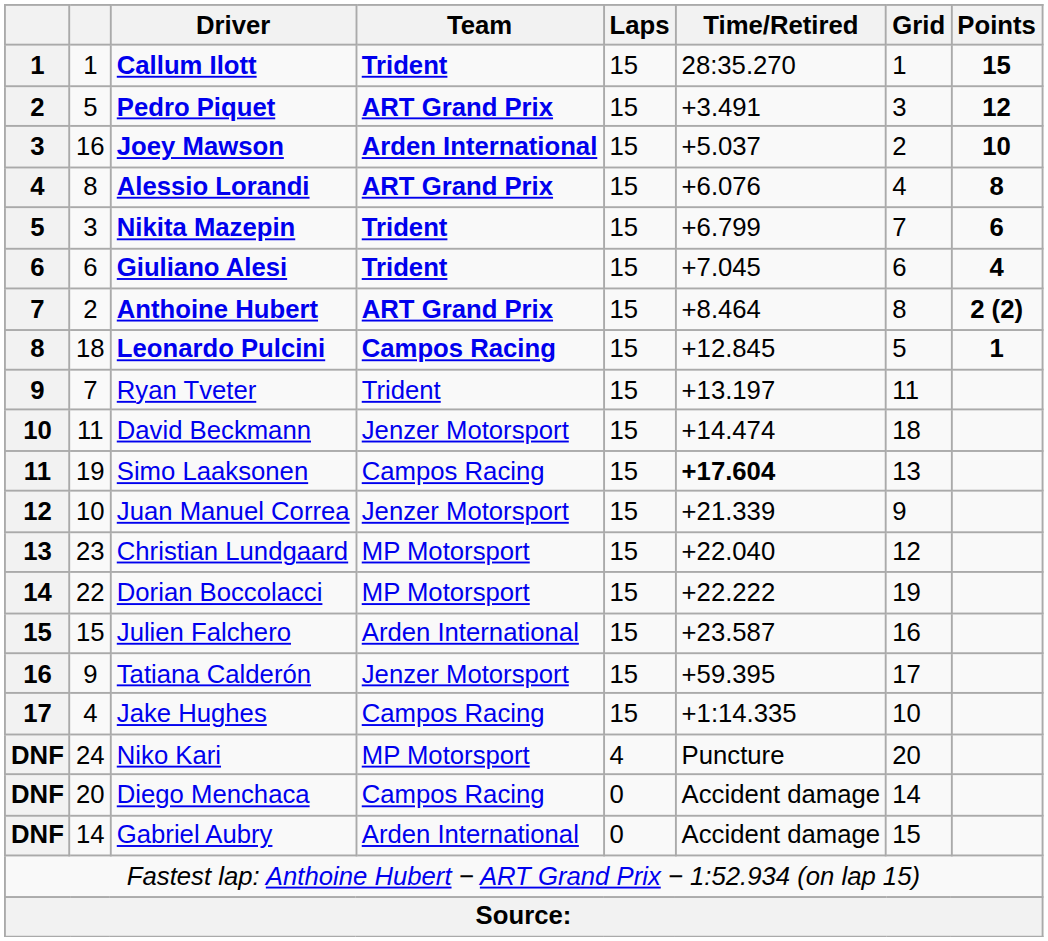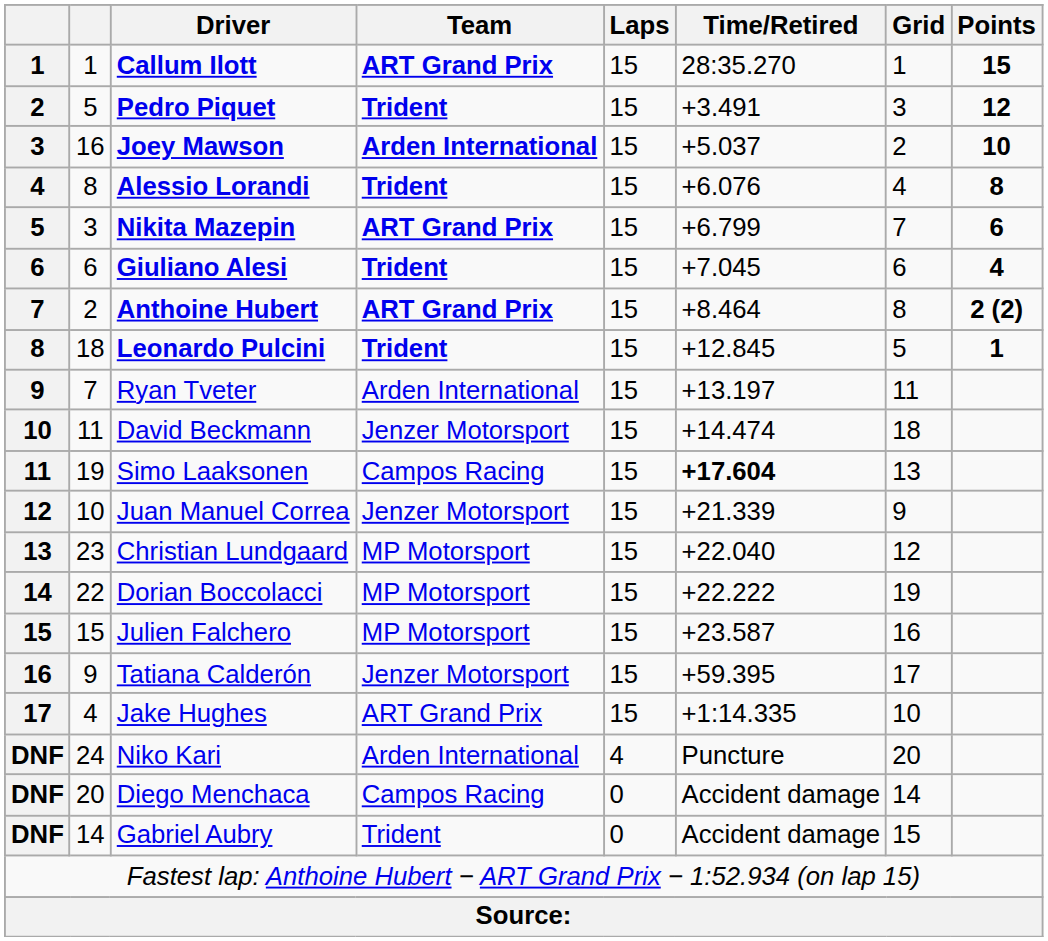(405, 65) Trident -> (457, 65) ART Grand Prix
(457, 106) ART Grand Prix -> (405, 106) Trident
(457, 187) ART Grand Prix -> (405, 187) Trident
(405, 227) Trident -> (457, 227) ART Grand Prix
(459, 349) Campos Racing -> (405, 349) Trident
(401, 389) Trident -> (470, 389) Arden International
(470, 633) Arden International -> (446, 633) MP Motorsport
(453, 714) Campos Racing -> (452, 714) ART Grand Prix
(446, 754) MP Motorsport -> (470, 754) Arden International
(470, 835) Arden International -> (401, 835) Trident
